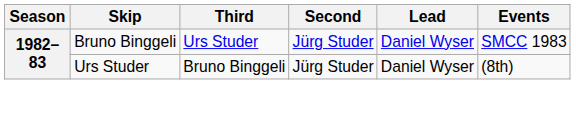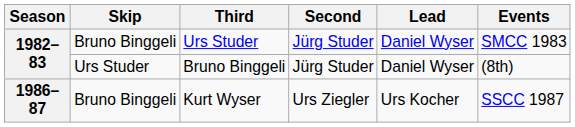+ row: (222, 100)
